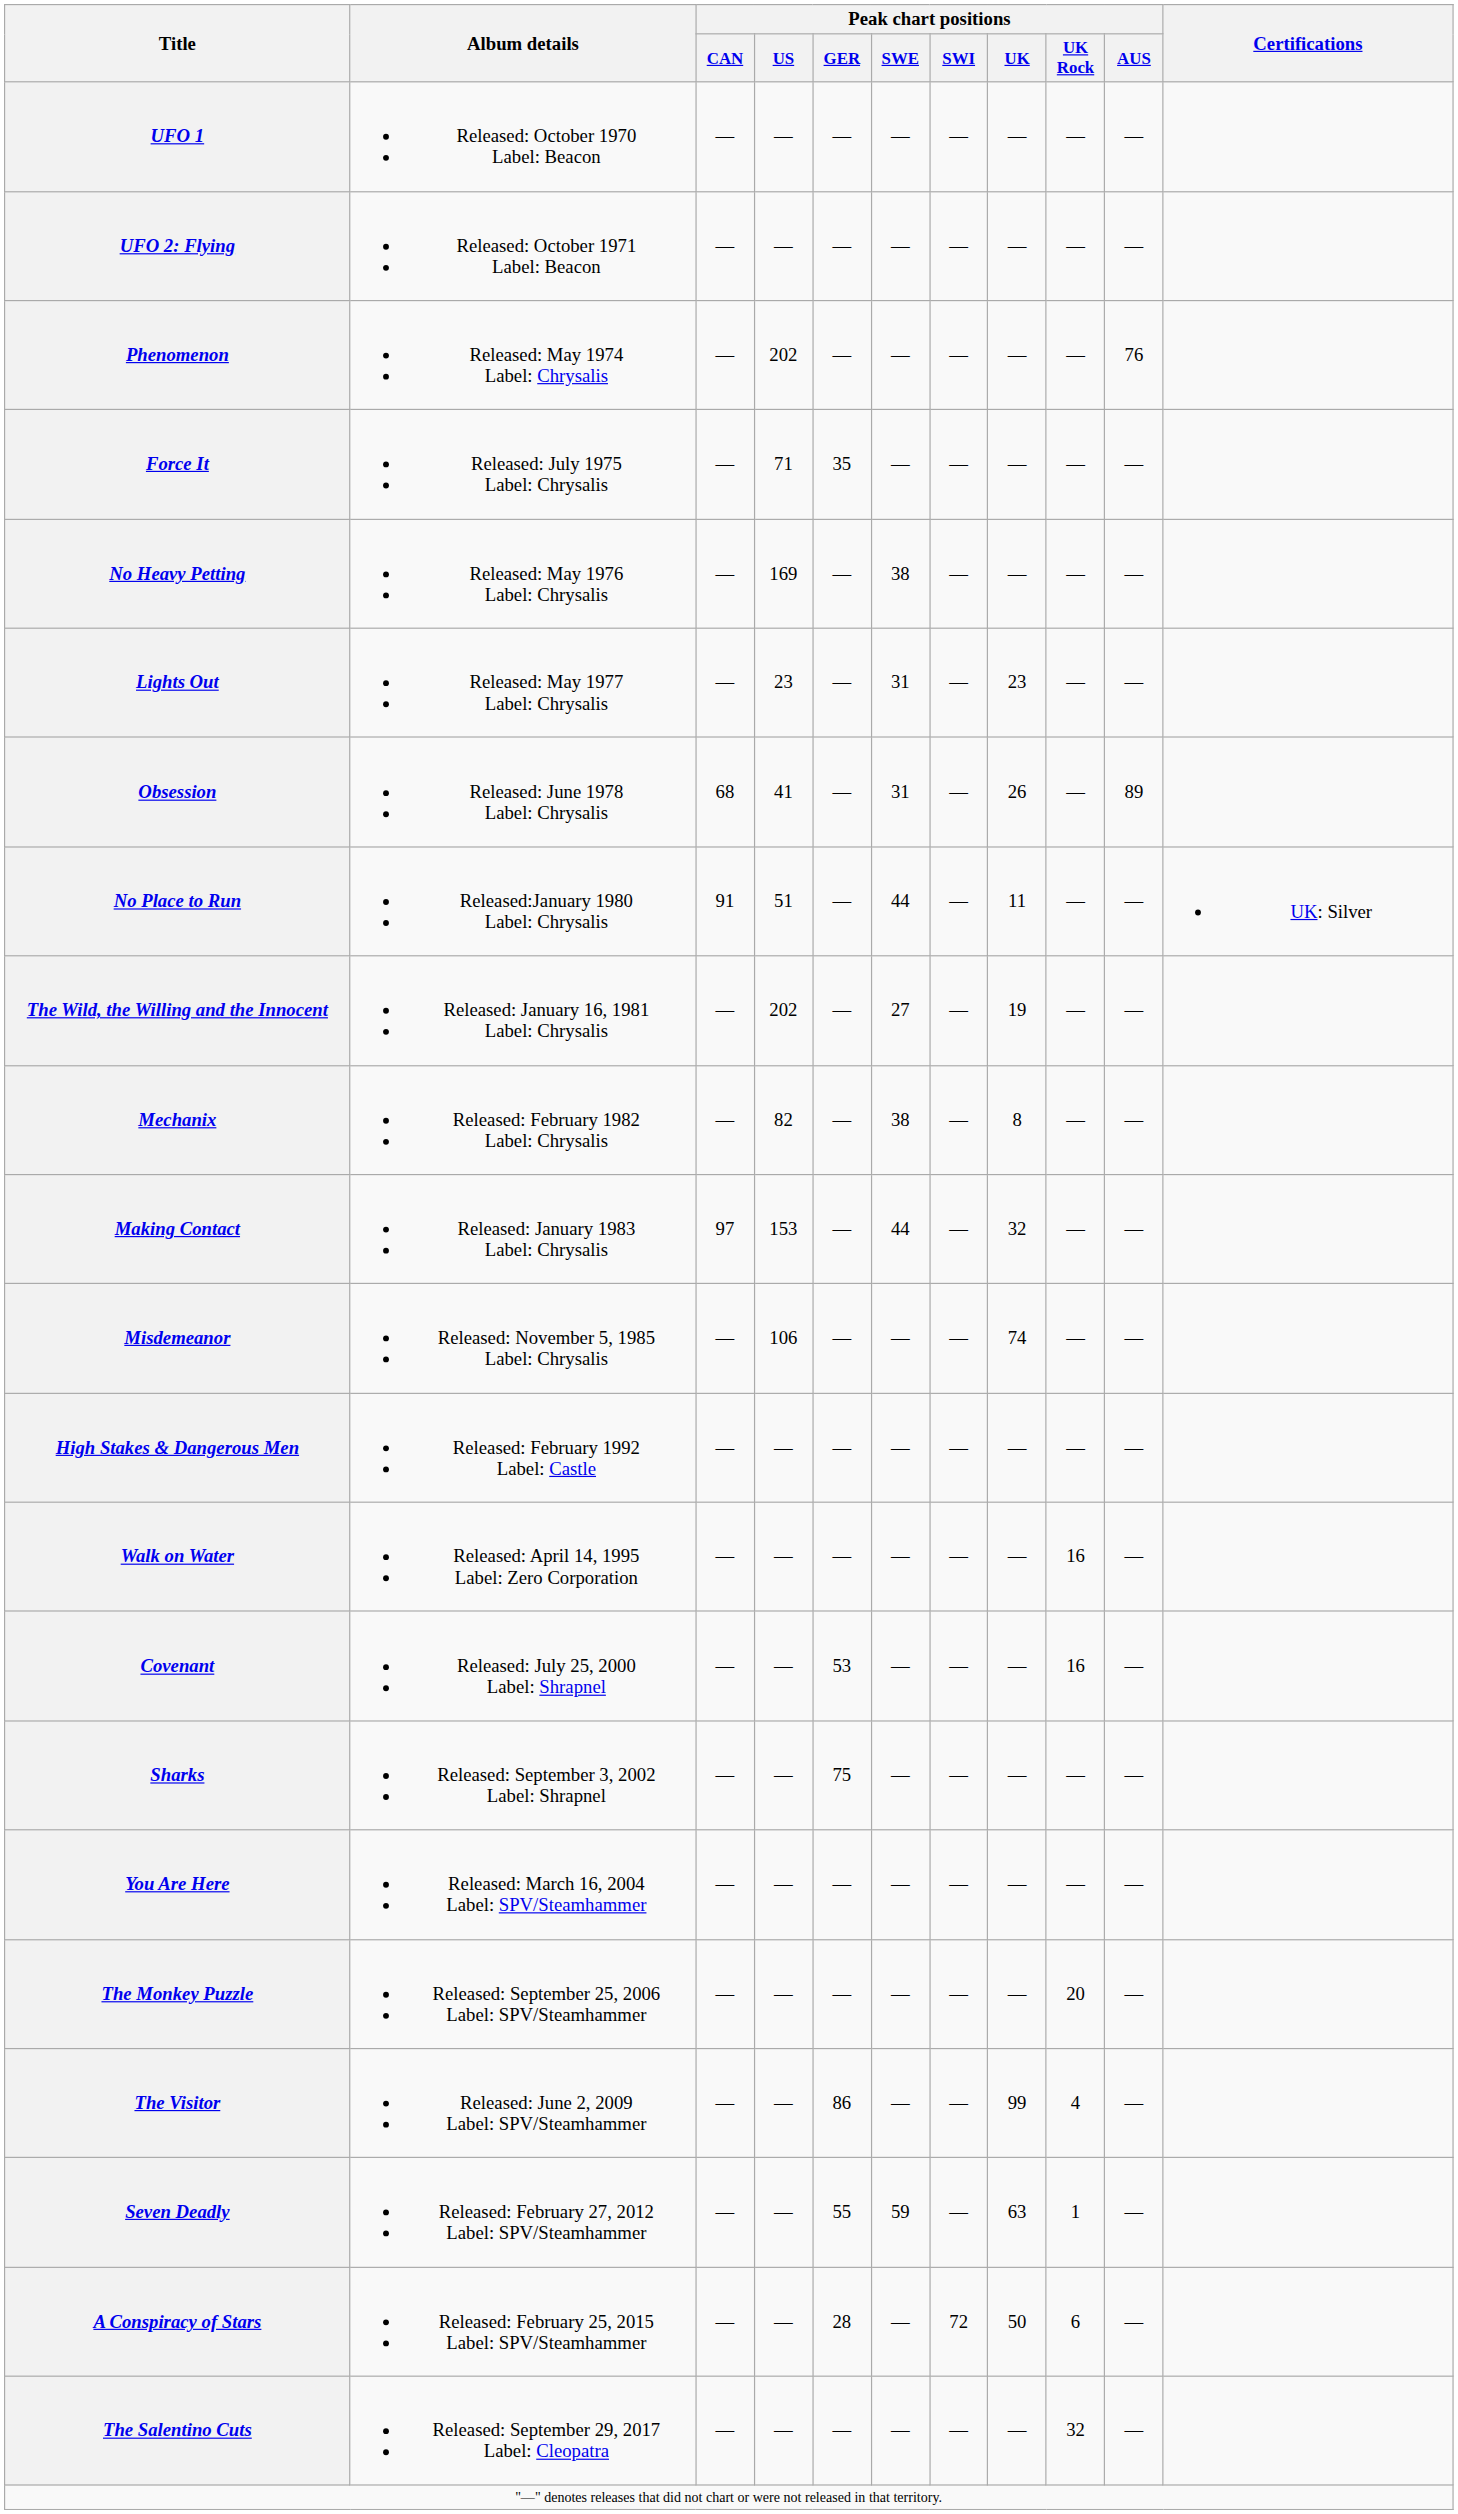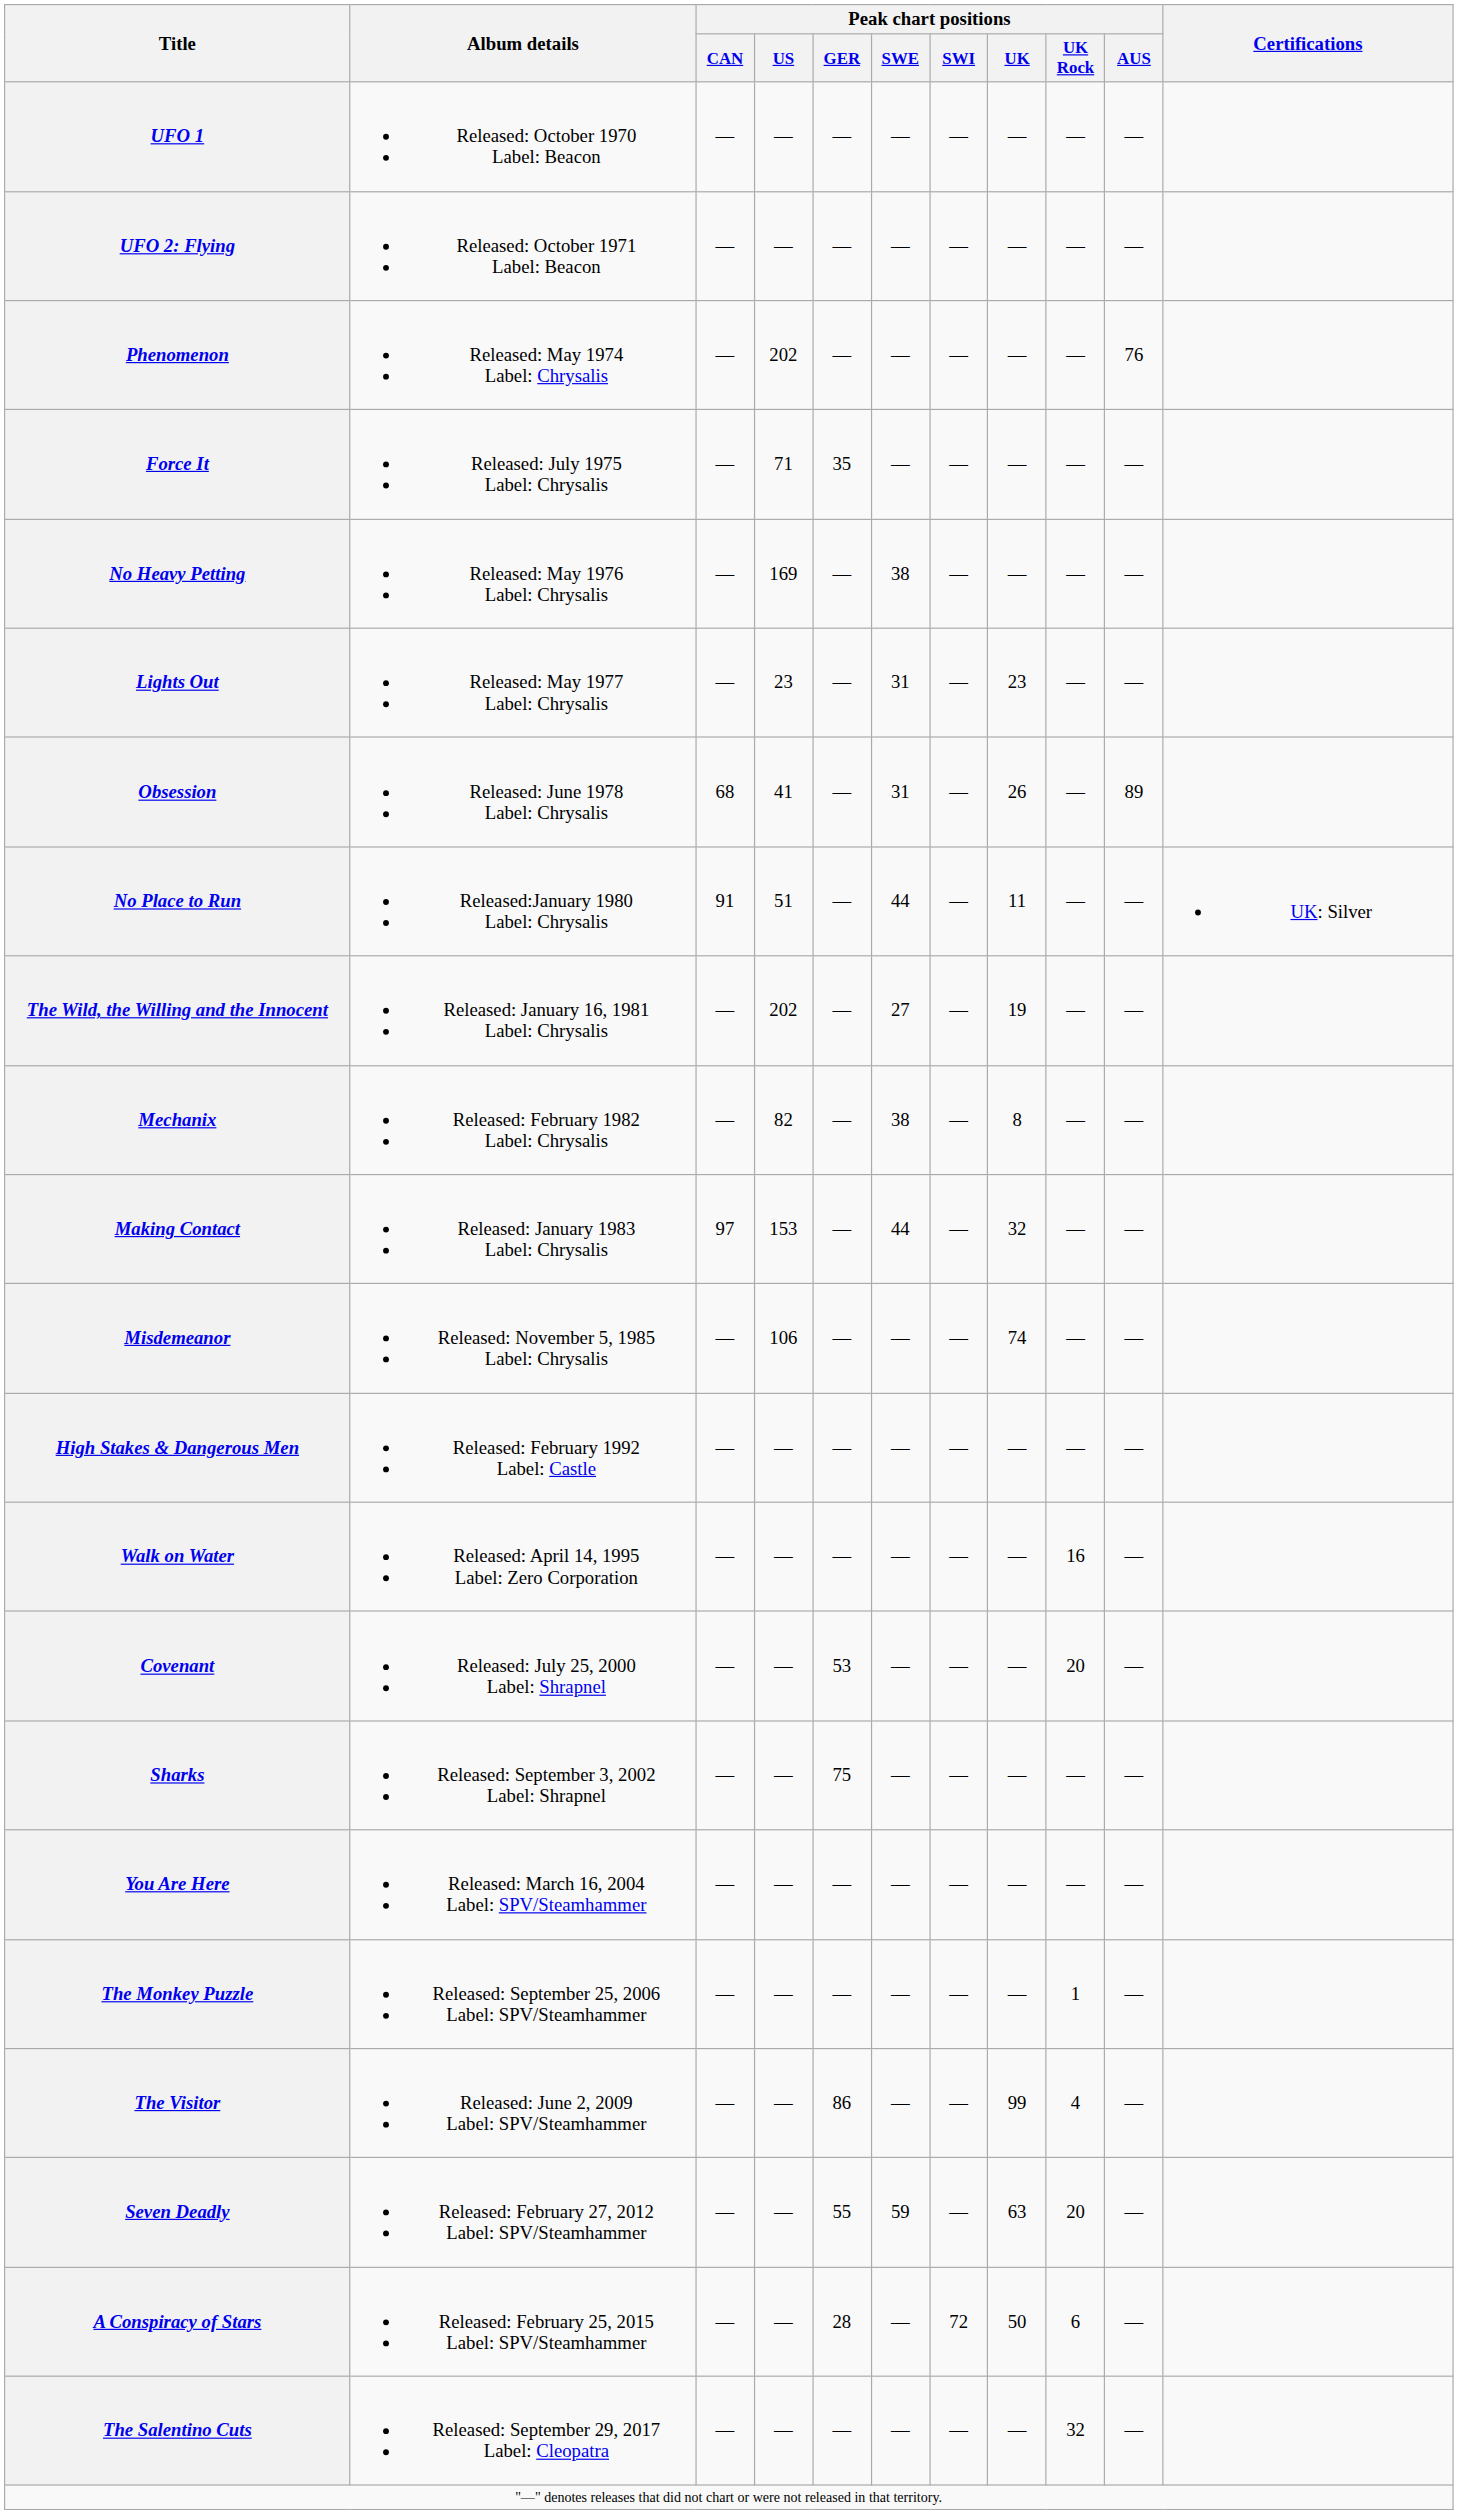(1076, 1665) 16 -> (1076, 1665) 20
(1076, 1993) 20 -> (1076, 1993) 1
(1076, 2212) 1 -> (1076, 2212) 20
